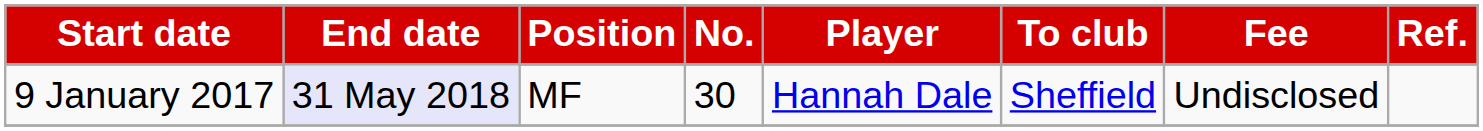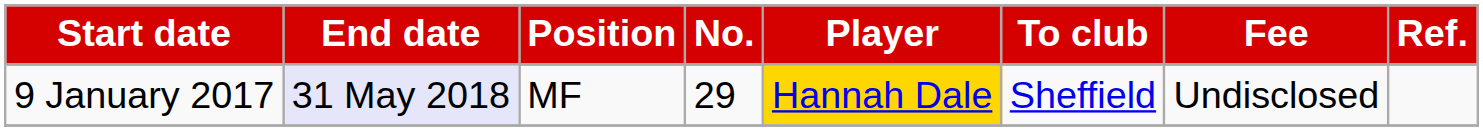(715, 94) 30 -> (715, 94) 29
(882, 94) no background -> (882, 94) gold background
